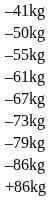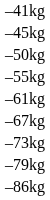+ row: (25, 32)
- row: (26, 186)
